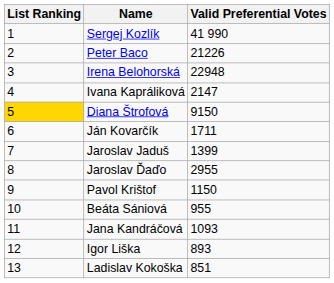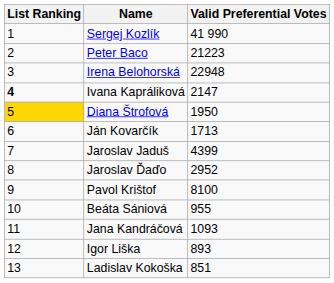(208, 53) 21226 -> (208, 53) 21223
(11, 92) normal -> (11, 92) bold
(204, 111) 9150 -> (204, 111) 1950
(204, 131) 1711 -> (204, 131) 1713
(204, 151) 1399 -> (204, 151) 4399
(204, 170) 2955 -> (204, 170) 2952
(204, 190) 1150 -> (204, 190) 8100
